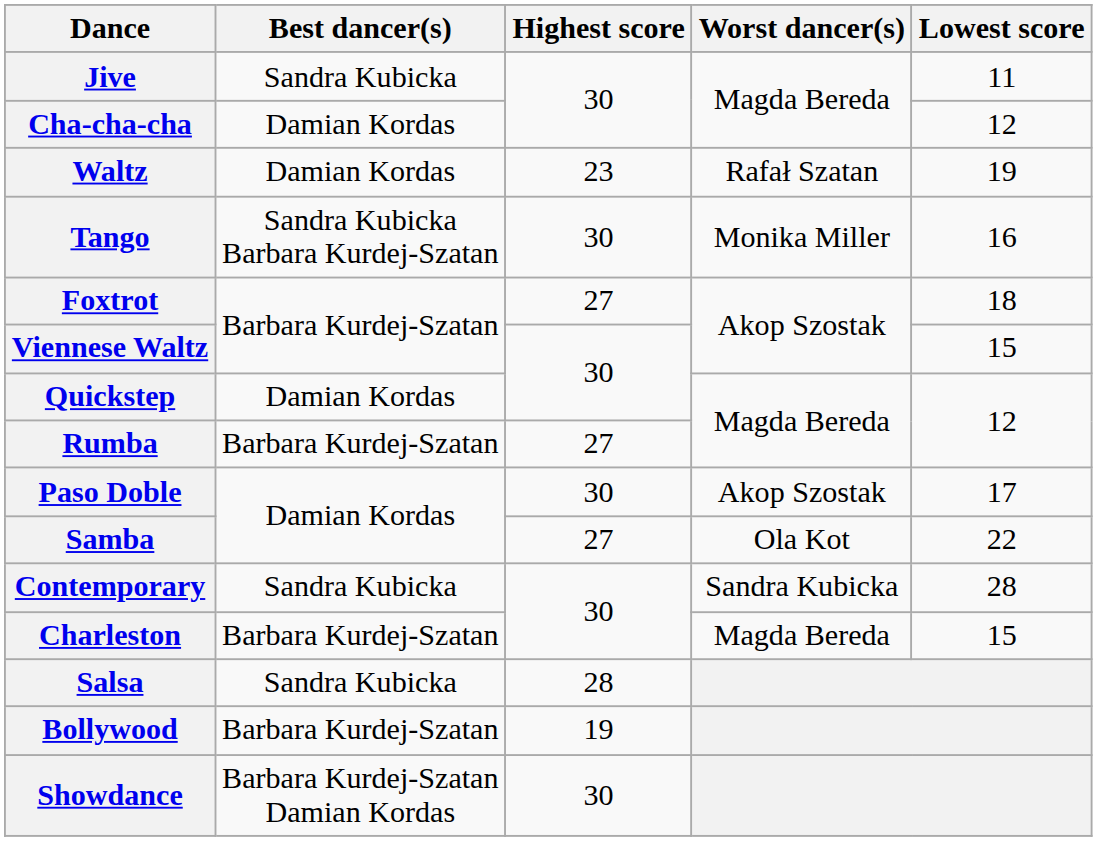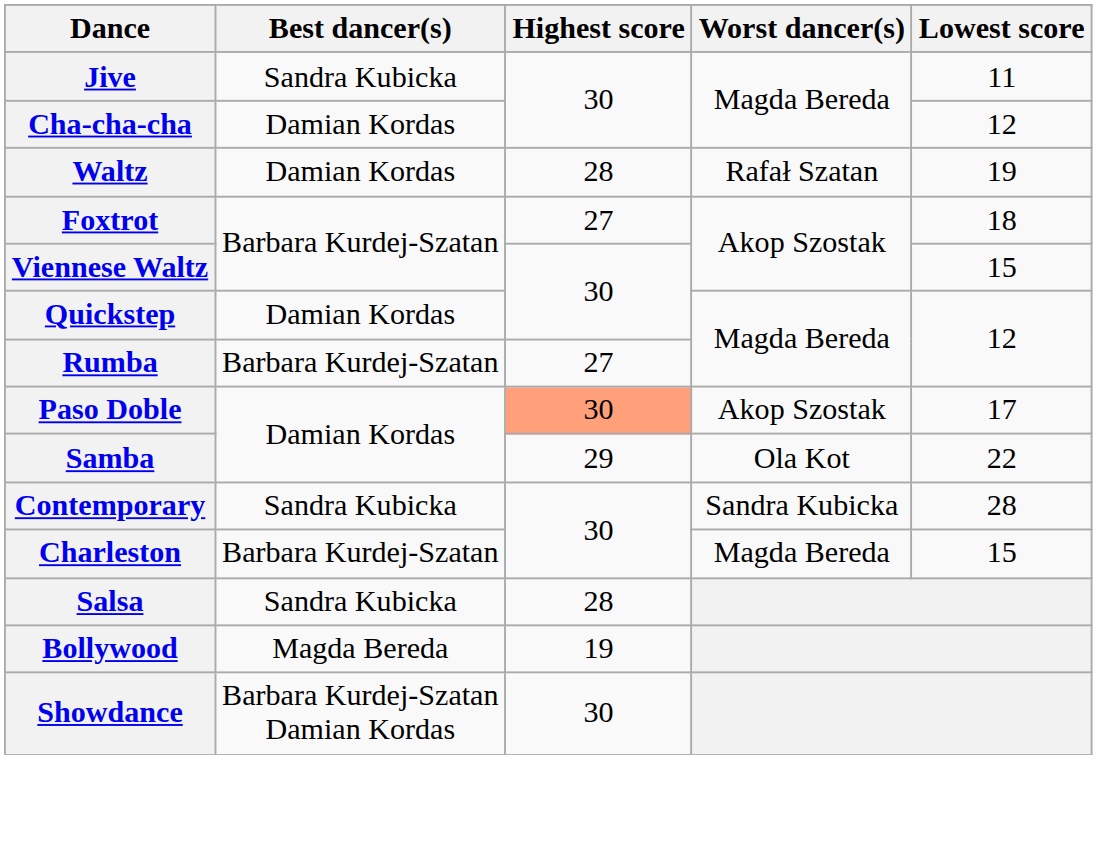(599, 171) 23 -> (599, 171) 28
- row: (110, 236)
(599, 491) no background -> (599, 409) lightsalmon background
(599, 539) 27 -> (599, 457) 29
(360, 730) Barbara Kurdej-Szatan -> (360, 648) Magda Bereda
